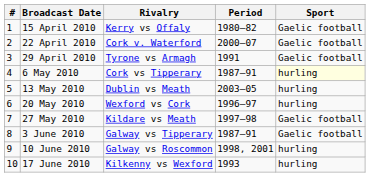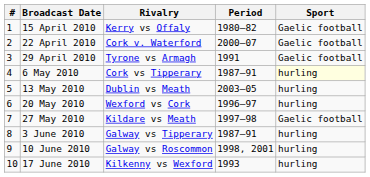(320, 134) Gaelic football -> (298, 134) hurling
